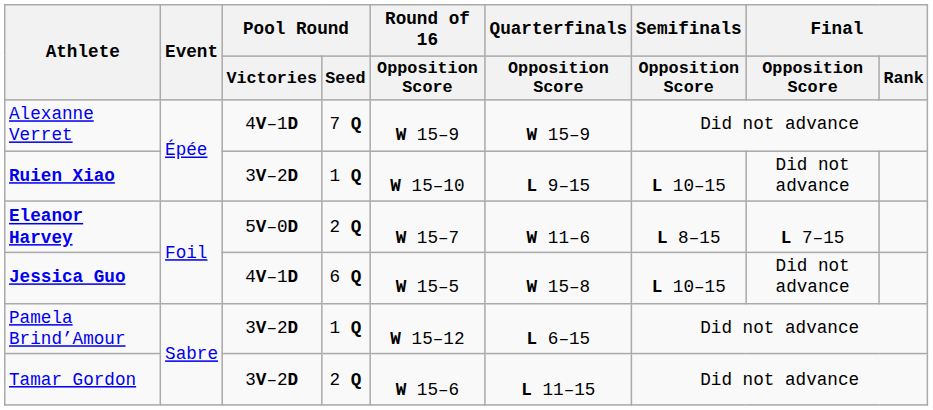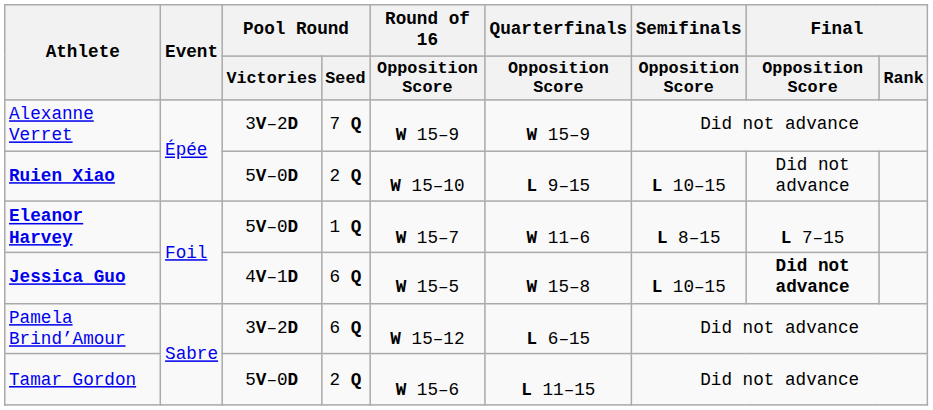(272, 125) 4V–1D -> (272, 125) 3V–2D
(272, 176) 3V–2D -> (272, 176) 5V–0D
(345, 176) 1 Q -> (345, 176) 2 Q
(345, 227) 2 Q -> (345, 227) 1 Q
(813, 278) normal -> (813, 278) bold
(345, 328) 1 Q -> (345, 328) 6 Q
(272, 379) 3V–2D -> (272, 379) 5V–0D
